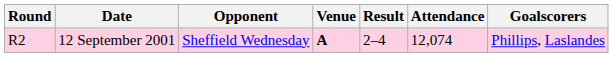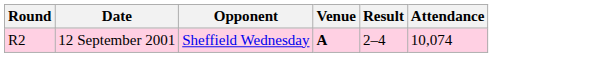- column: (548, 16)
(432, 40) 12,074 -> (432, 40) 10,074
